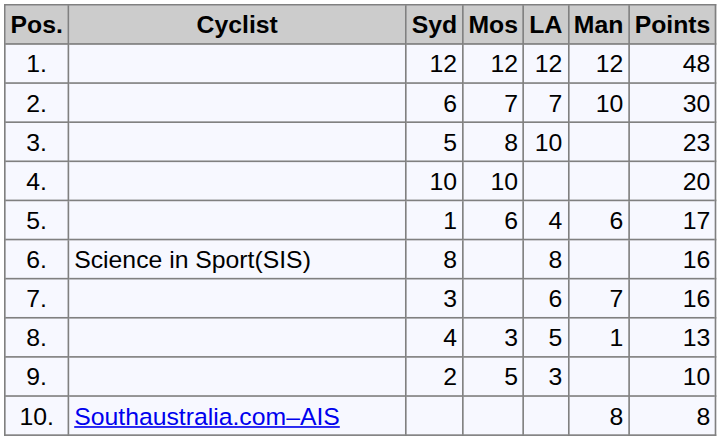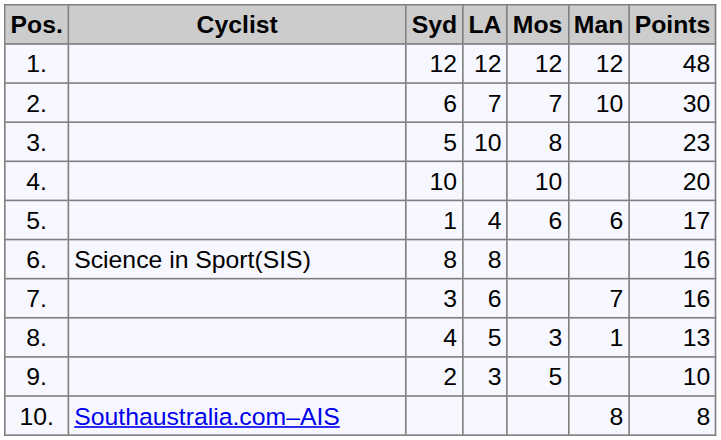columns swapped: (493, 24) <-> (546, 24)
